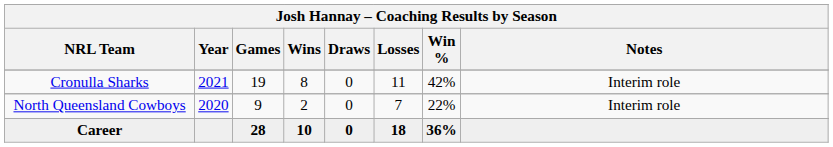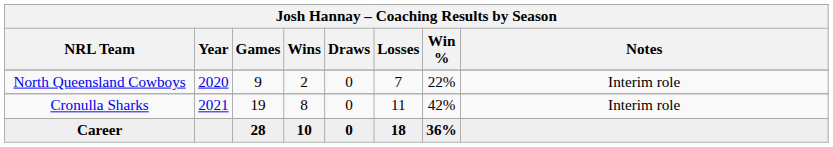rows swapped: (100, 105) <-> (100, 81)
